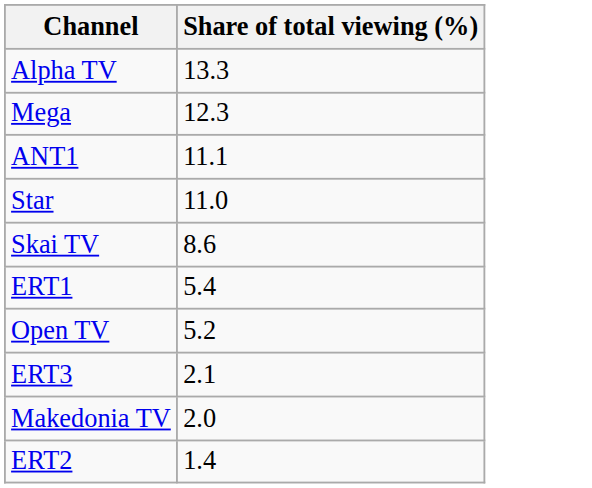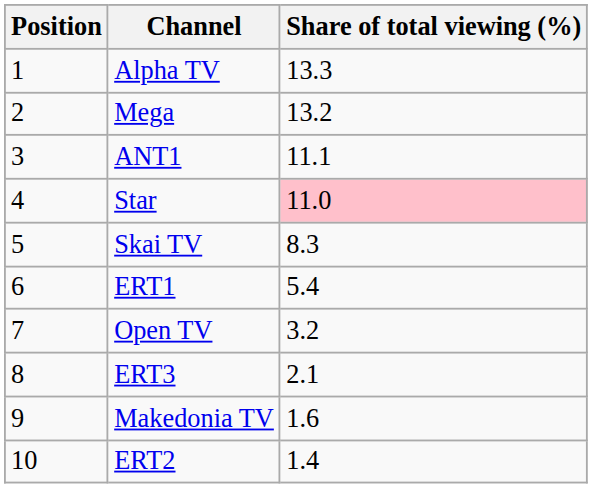+ column: (56, 26)
(206, 113) 12.3 -> (309, 113) 13.2
(206, 200) no background -> (309, 200) pink background
(200, 243) 8.6 -> (303, 243) 8.3
(200, 330) 5.2 -> (303, 330) 3.2
(200, 417) 2.0 -> (303, 417) 1.6
